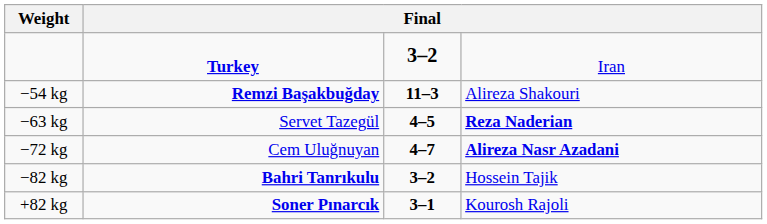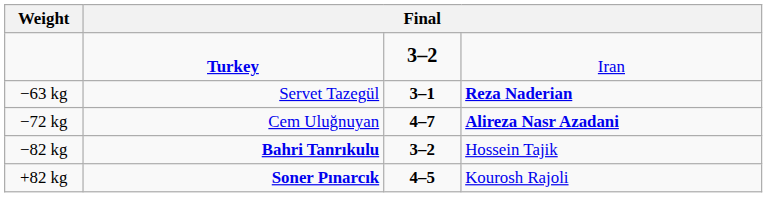- row: (44, 94)
(422, 122) 4–5 -> (422, 94) 3–1
(422, 205) 3–1 -> (422, 177) 4–5
